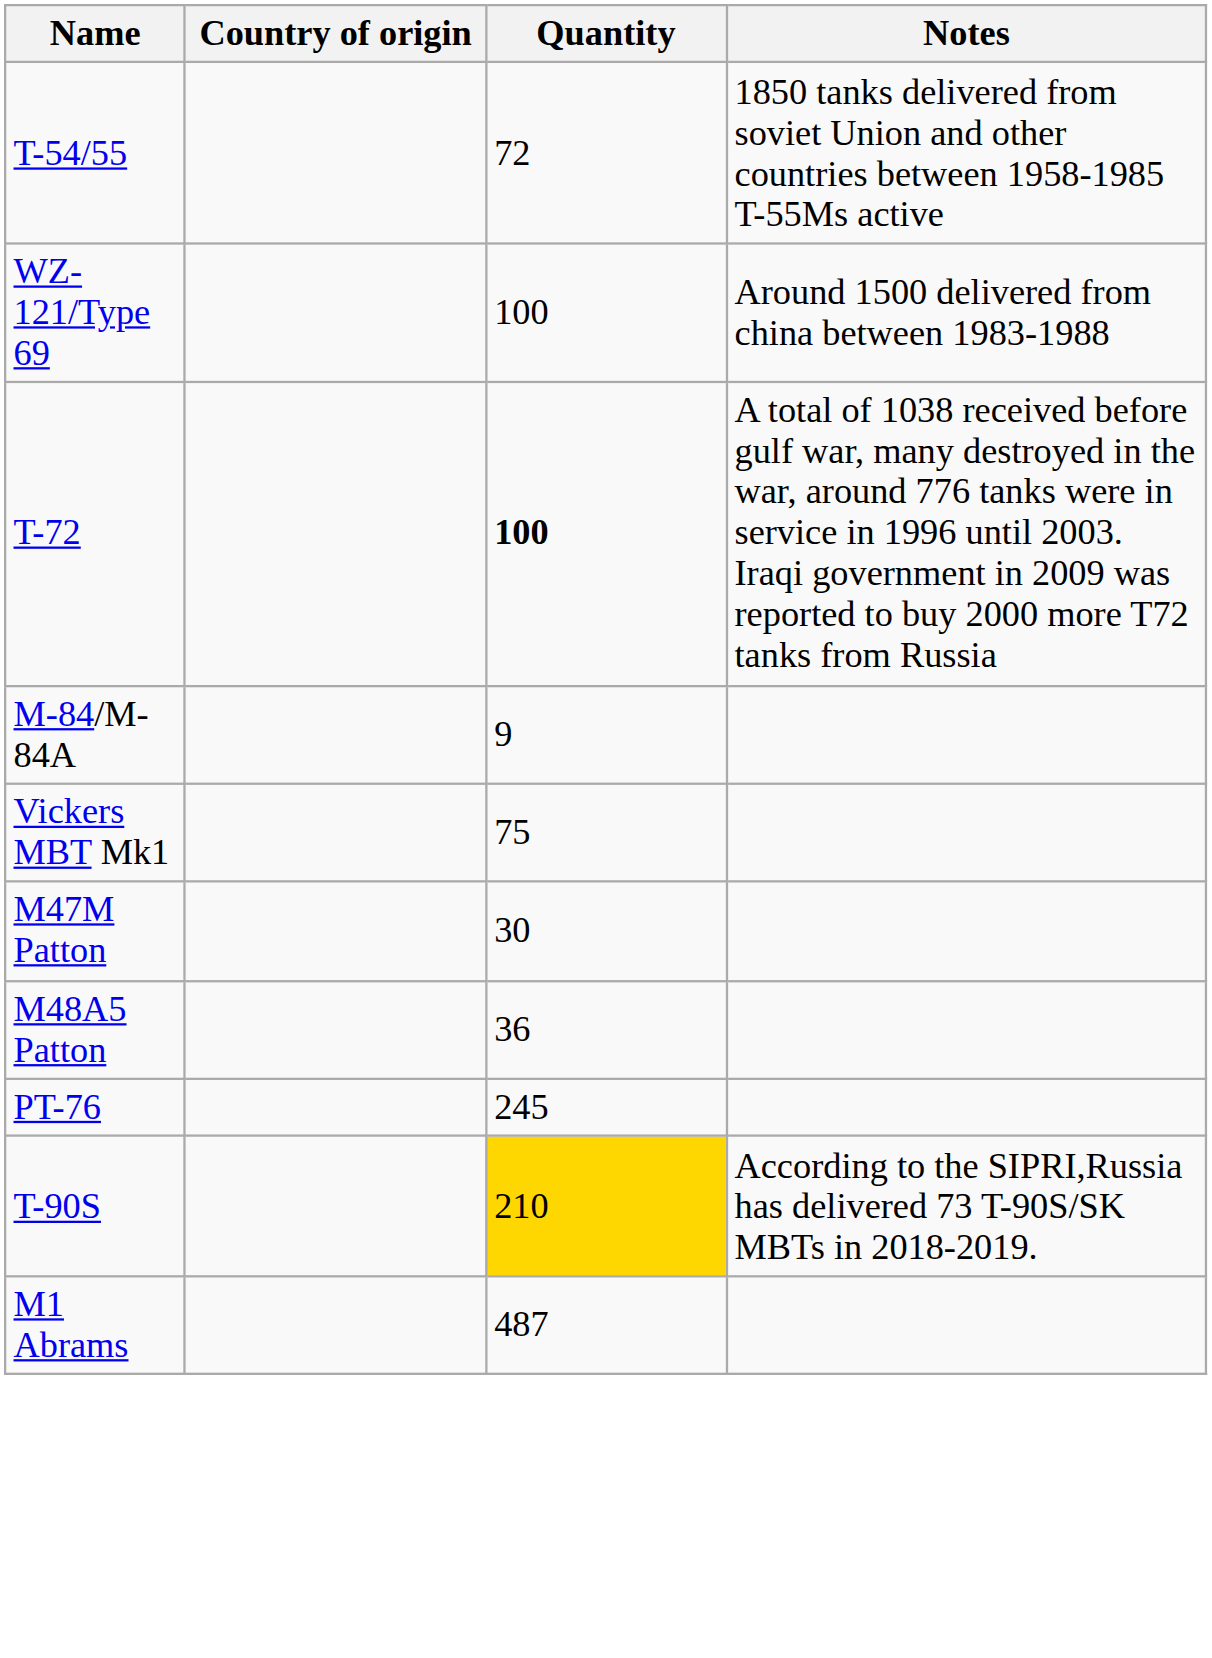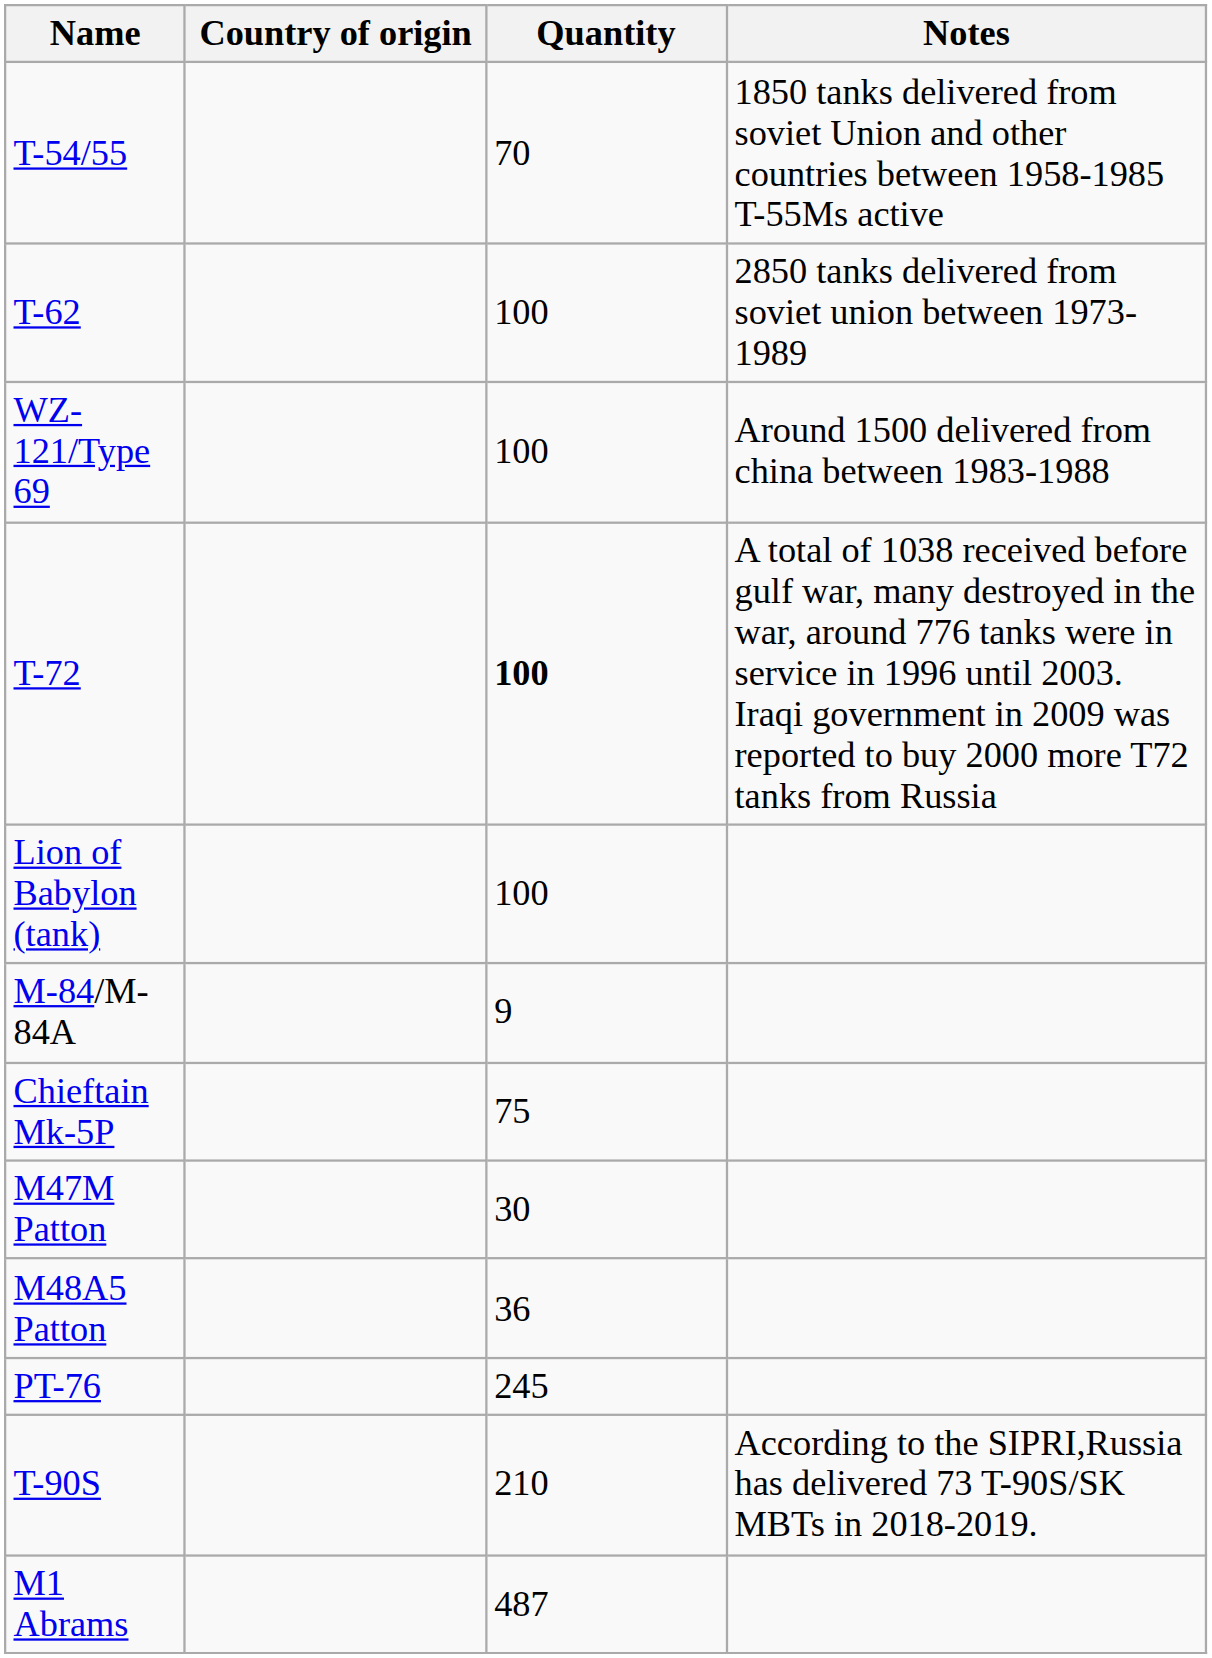(512, 152) 72 -> (512, 152) 70
+ row: (47, 311)
+ row: (75, 893)
+ row: (81, 1110)
- row: (91, 832)
(521, 1205) gold background -> (521, 1484) no background
